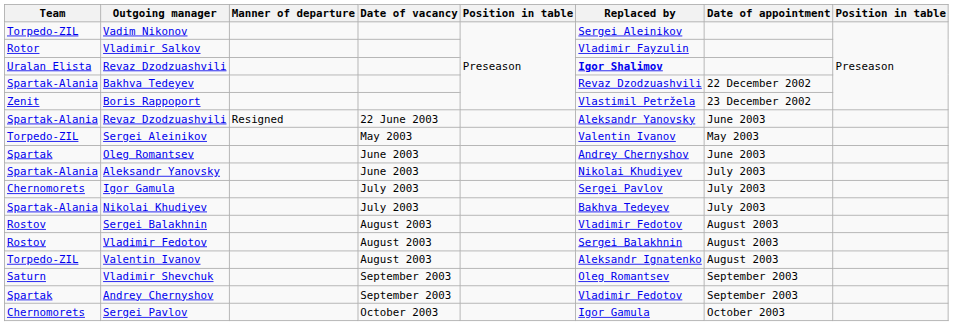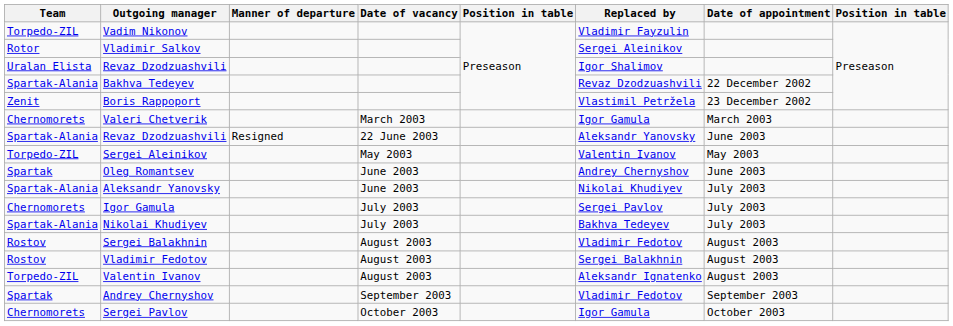(630, 31) Sergei Aleinikov -> (634, 31) Vladimir Fayzulin
(634, 48) Vladimir Fayzulin -> (630, 48) Sergei Aleinikov
(621, 66) bold -> (621, 66) normal
+ row: (46, 119)
- row: (26, 277)
